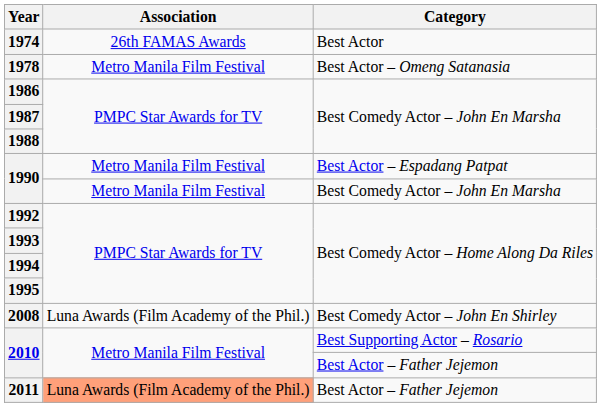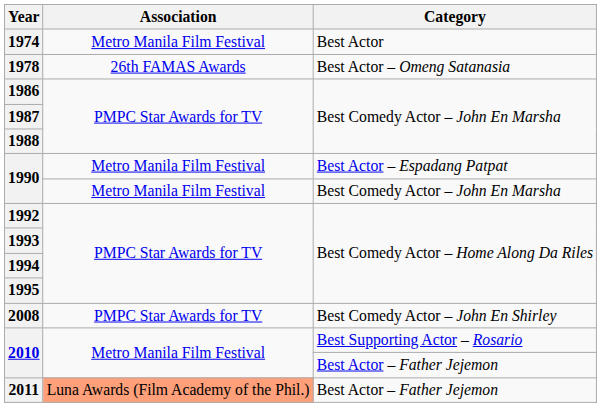(178, 41) 26th FAMAS Awards -> (178, 41) Metro Manila Film Festival
(178, 66) Metro Manila Film Festival -> (178, 66) 26th FAMAS Awards
(178, 315) Luna Awards (Film Academy of the Phil.) -> (178, 315) PMPC Star Awards for TV
